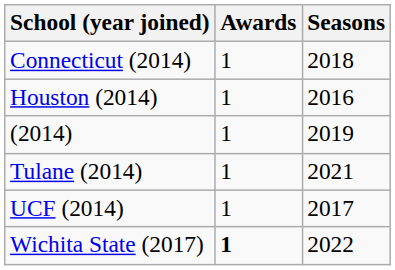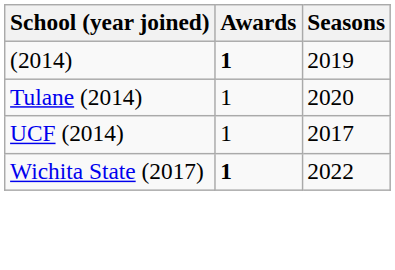- row: (101, 60)
- row: (84, 97)
(226, 134) normal -> (226, 60) bold
(331, 171) 2021 -> (331, 97) 2020
